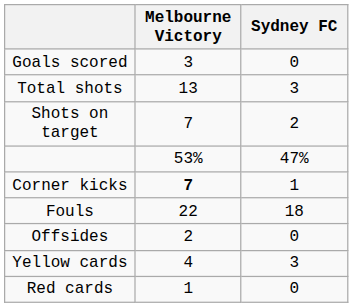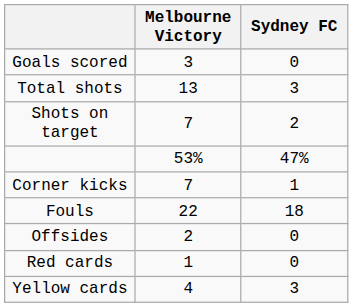(188, 185) bold -> (188, 185) normal
rows swapped: (70, 263) <-> (70, 289)
